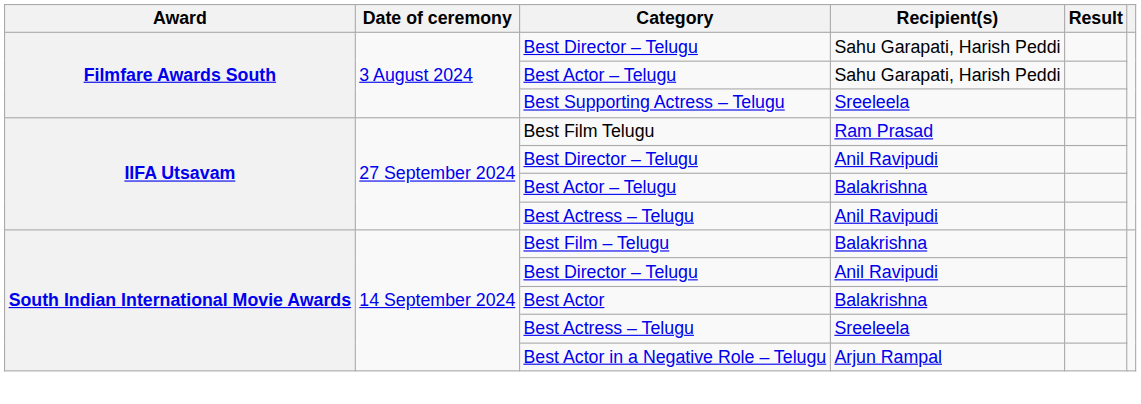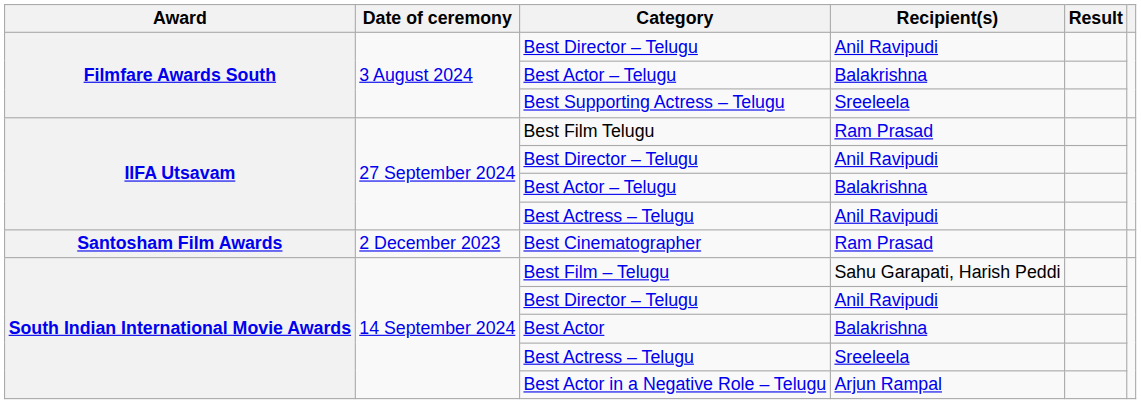(947, 46) Sahu Garapati, Harish Peddi -> (886, 46) Anil Ravipudi
(947, 74) Sahu Garapati, Harish Peddi -> (881, 74) Balakrishna
+ row: (180, 243)
(881, 243) Balakrishna -> (947, 272) Sahu Garapati, Harish Peddi
